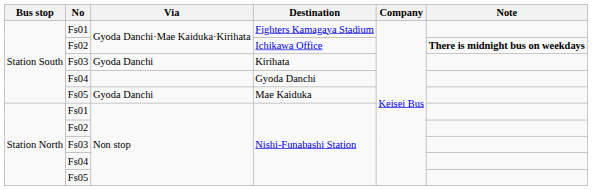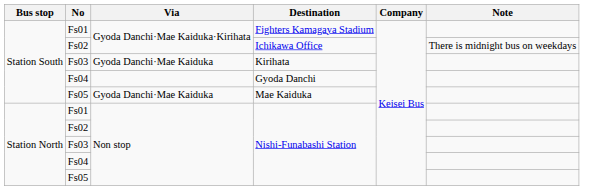(507, 45) bold -> (503, 45) normal
(123, 62) Gyoda Danchi -> (153, 62) Gyoda Danchi·Mae Kaiduka
(123, 95) Gyoda Danchi -> (153, 95) Gyoda Danchi·Mae Kaiduka
